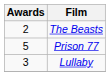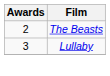- row: (76, 46)
